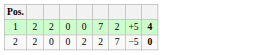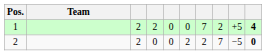+ column: (78, 12)
